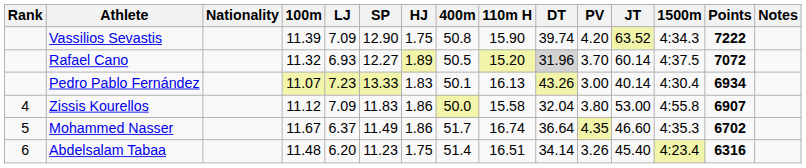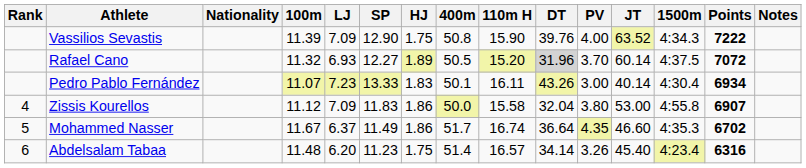(556, 38) 39.74 -> (556, 38) 39.76
(595, 38) 4.20 -> (595, 38) 4.00
(507, 83) 16.13 -> (507, 83) 16.11
(507, 151) 16.51 -> (507, 151) 16.57
